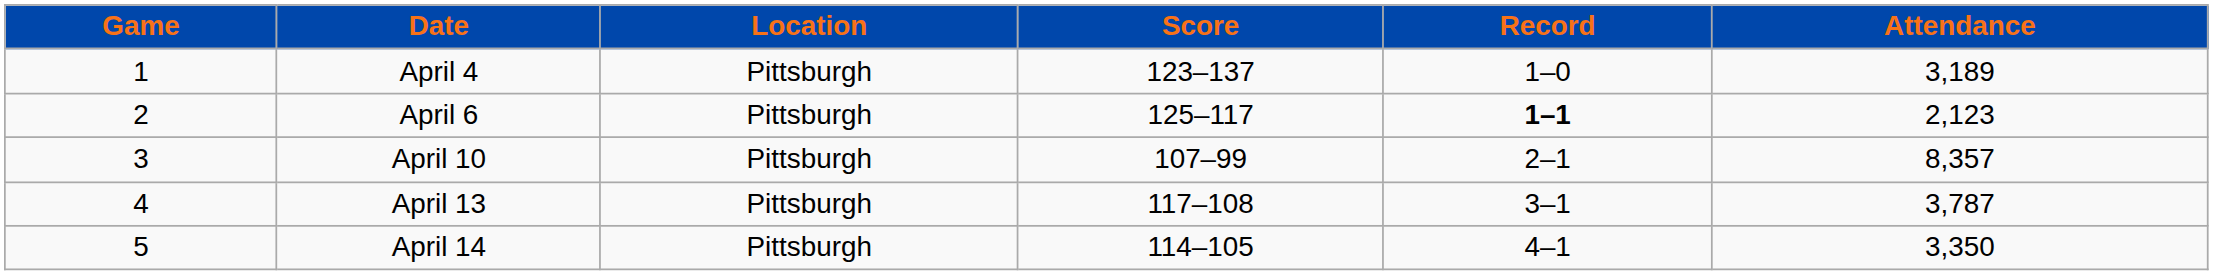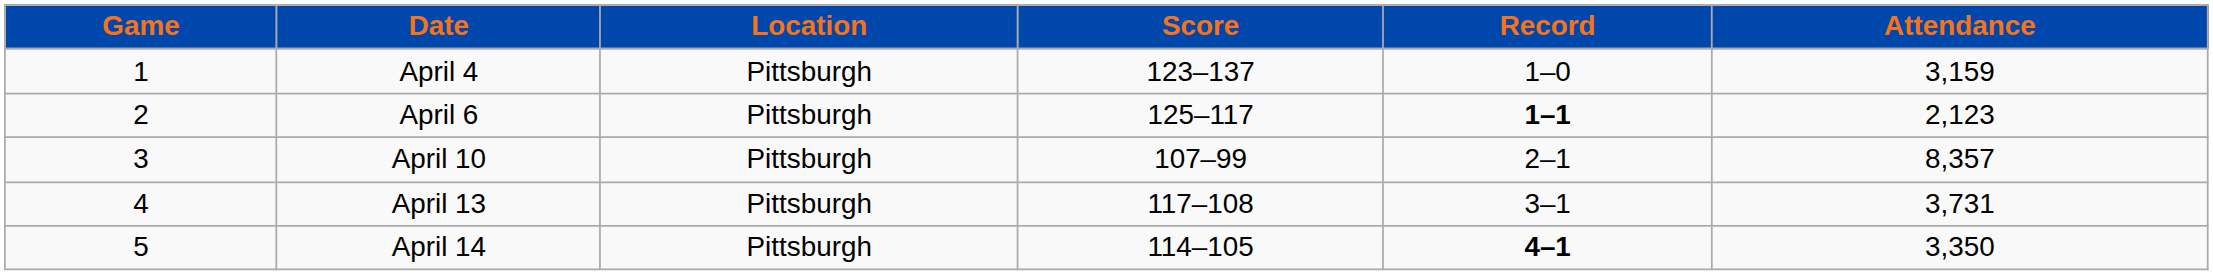(1960, 70) 3,189 -> (1960, 70) 3,159
(1960, 203) 3,787 -> (1960, 203) 3,731
(1548, 247) normal -> (1548, 247) bold
